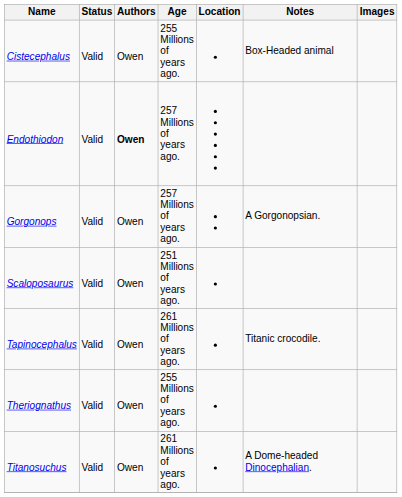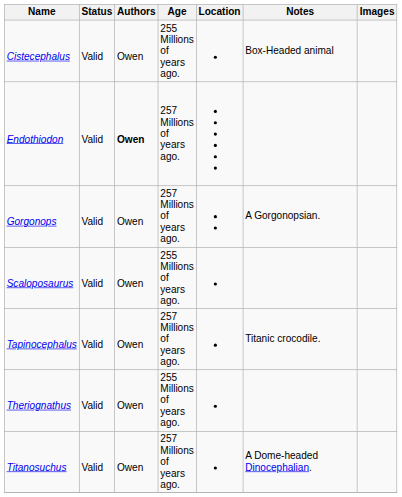(177, 278) 251 Millions of years ago. -> (177, 278) 255 Millions of years ago.
(177, 339) 261 Millions of years ago. -> (177, 339) 257 Millions of years ago.
(177, 462) 261 Millions of years ago. -> (177, 462) 257 Millions of years ago.
